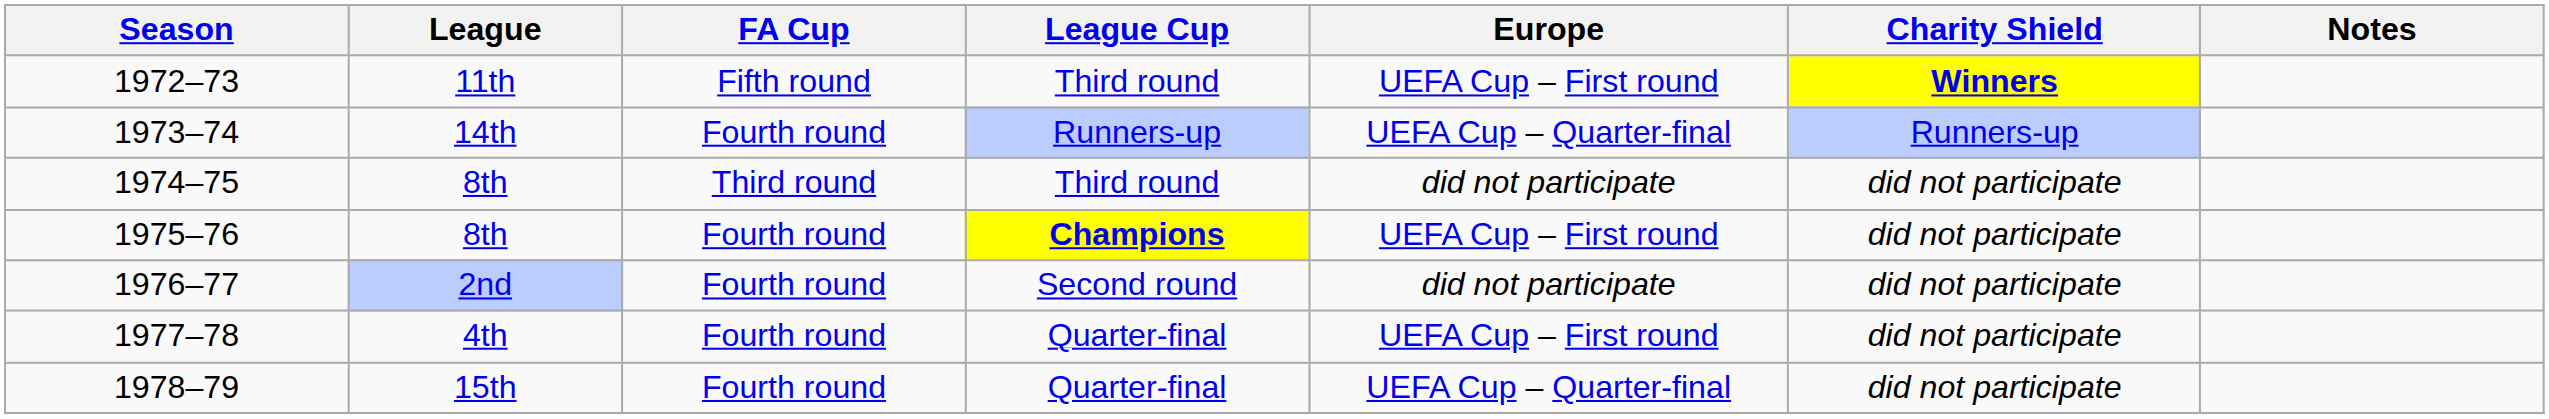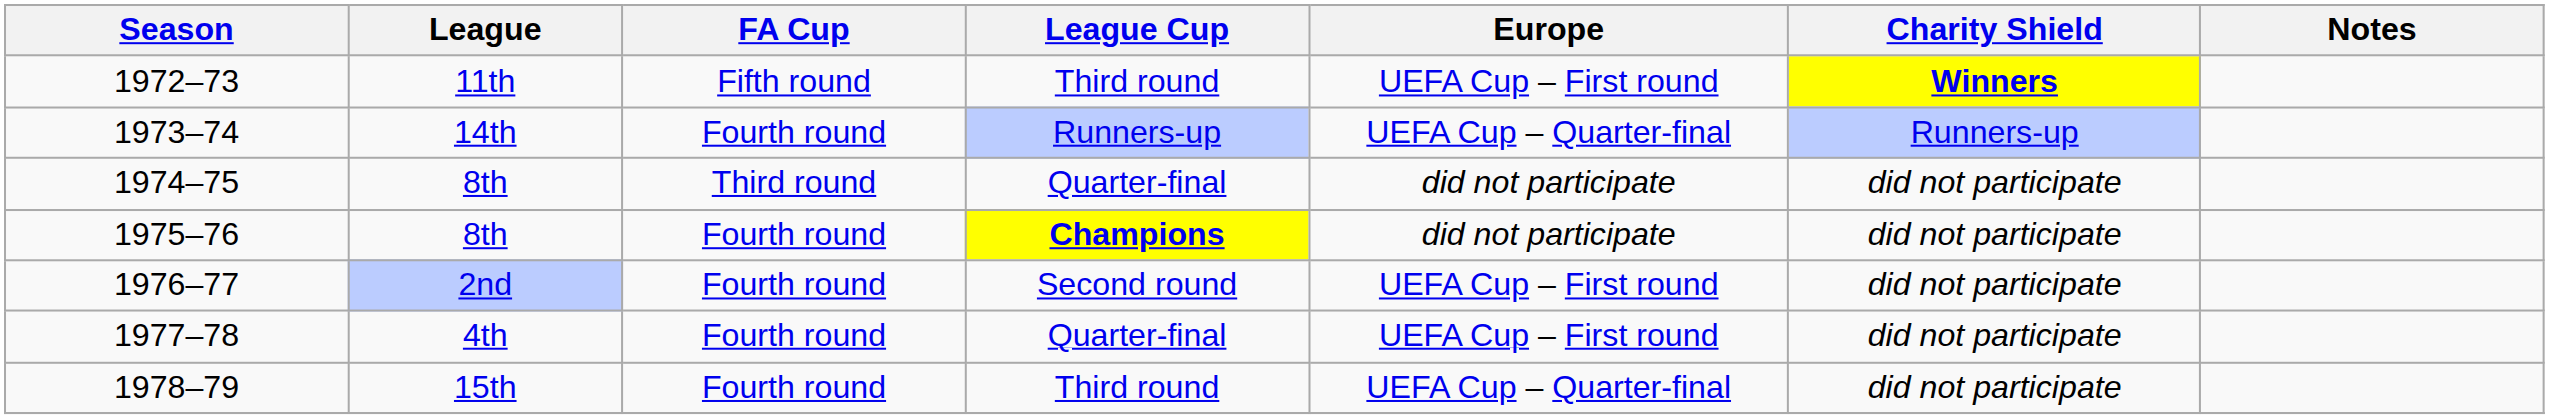(1137, 183) Third round -> (1137, 183) Quarter-final
(1549, 234) UEFA Cup – First round -> (1549, 234) did not participate
(1549, 285) did not participate -> (1549, 285) UEFA Cup – First round
(1137, 387) Quarter-final -> (1137, 387) Third round
